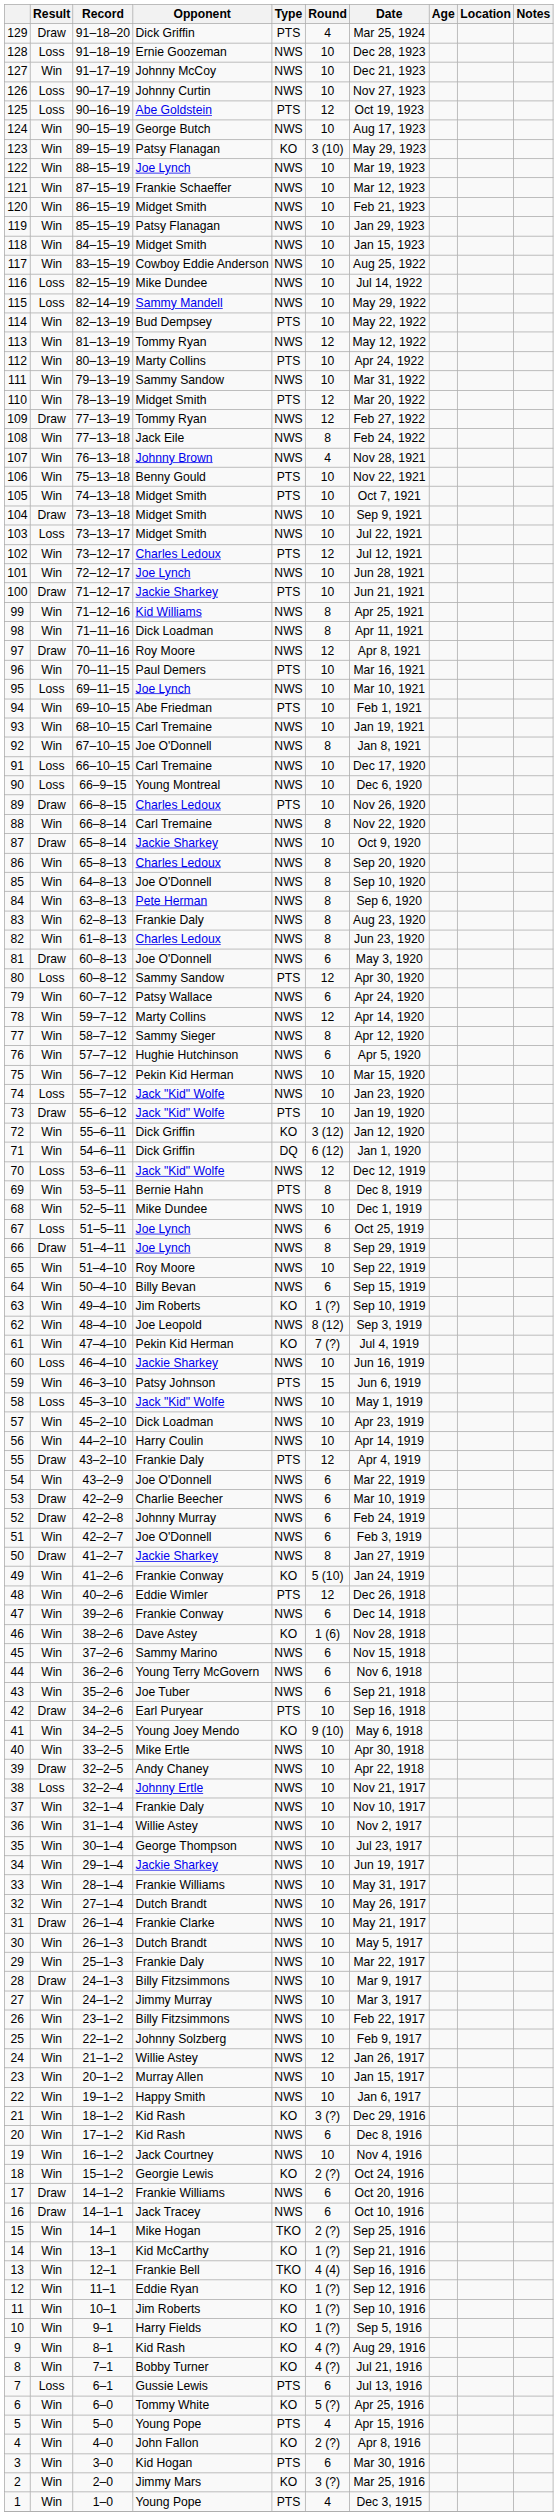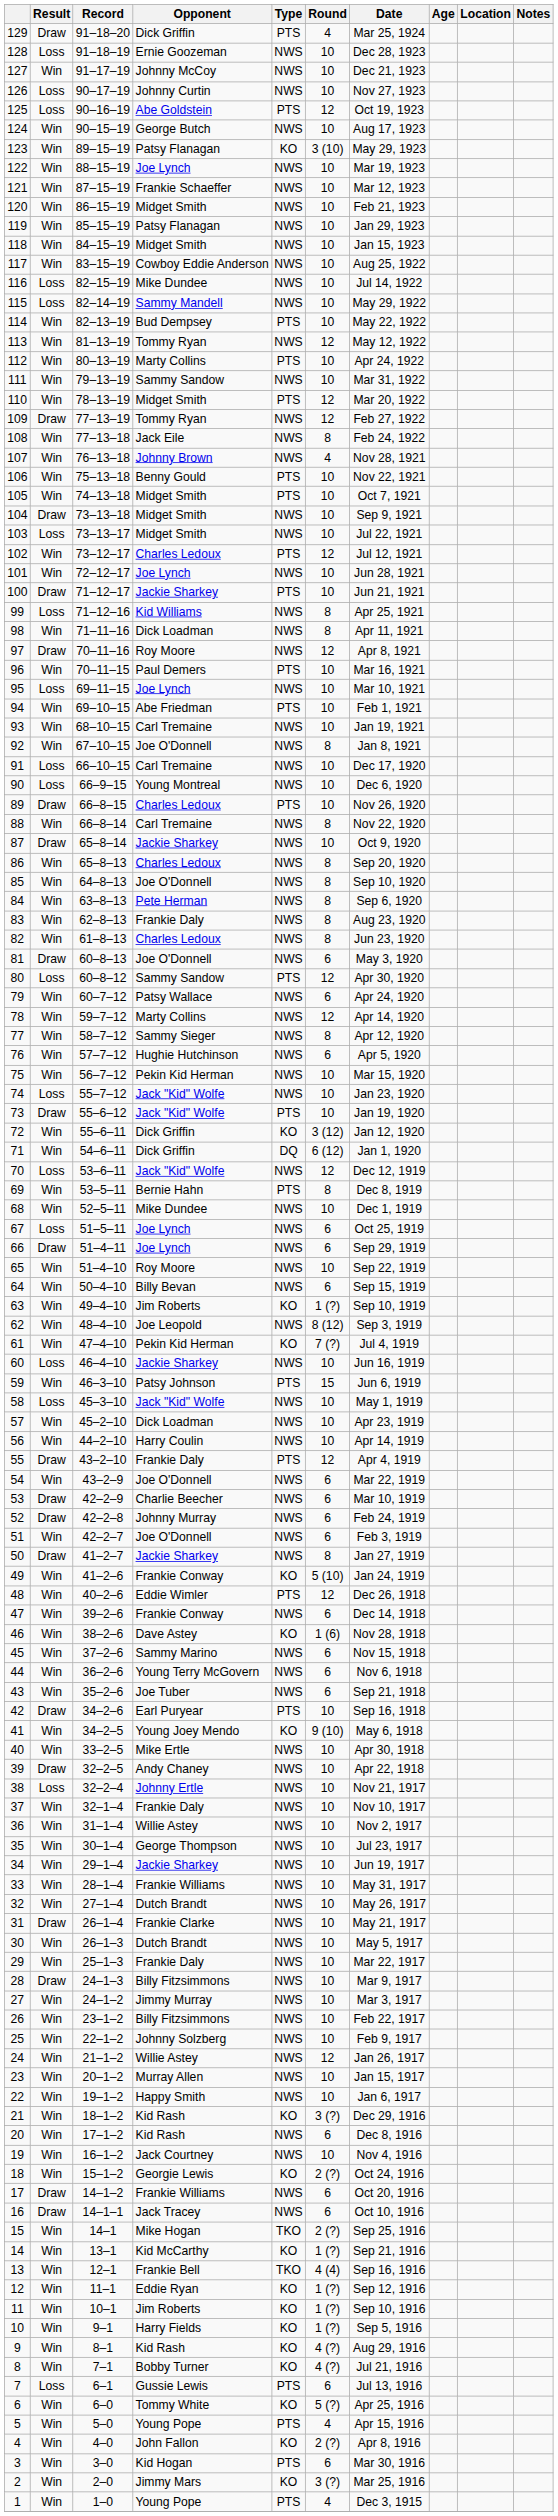(52, 611) Win -> (52, 611) Loss
(328, 1248) 8 -> (328, 1248) 6
